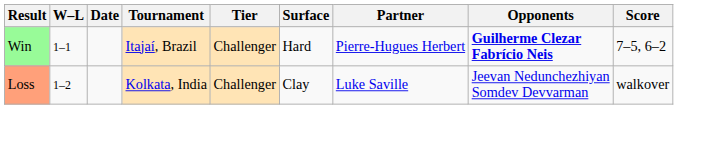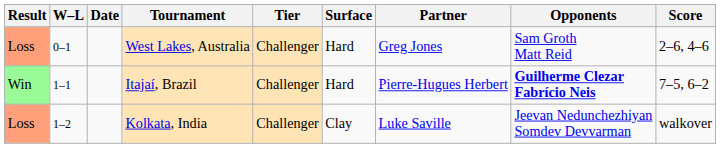+ row: (188, 46)
